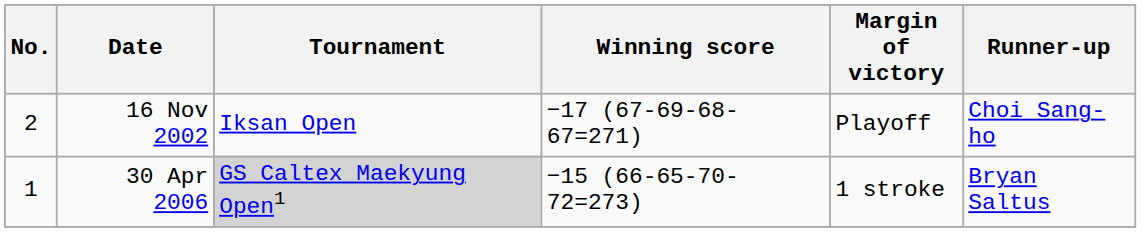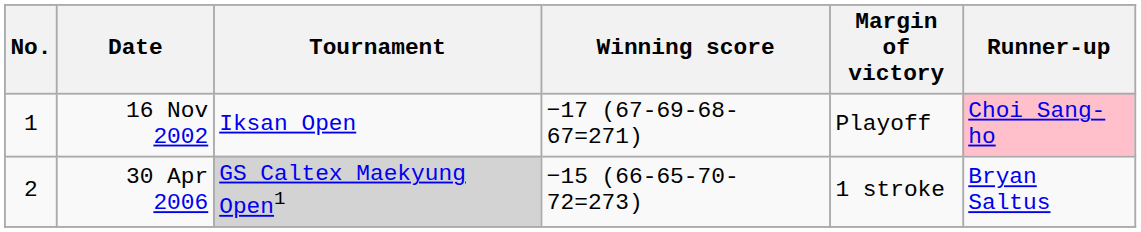(31, 125) 2 -> (31, 125) 1
(1037, 125) no background -> (1037, 125) pink background
(31, 192) 1 -> (31, 192) 2
